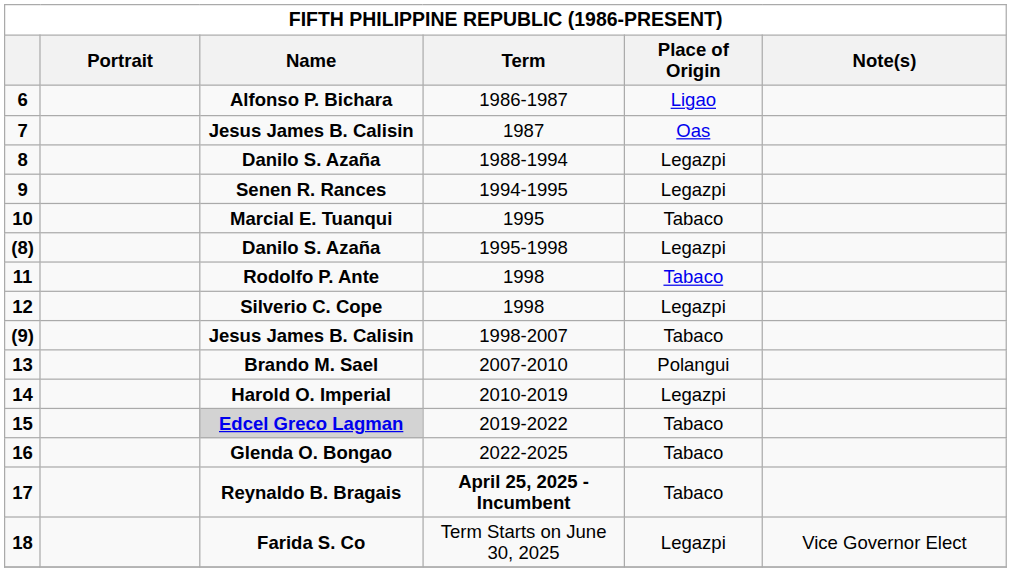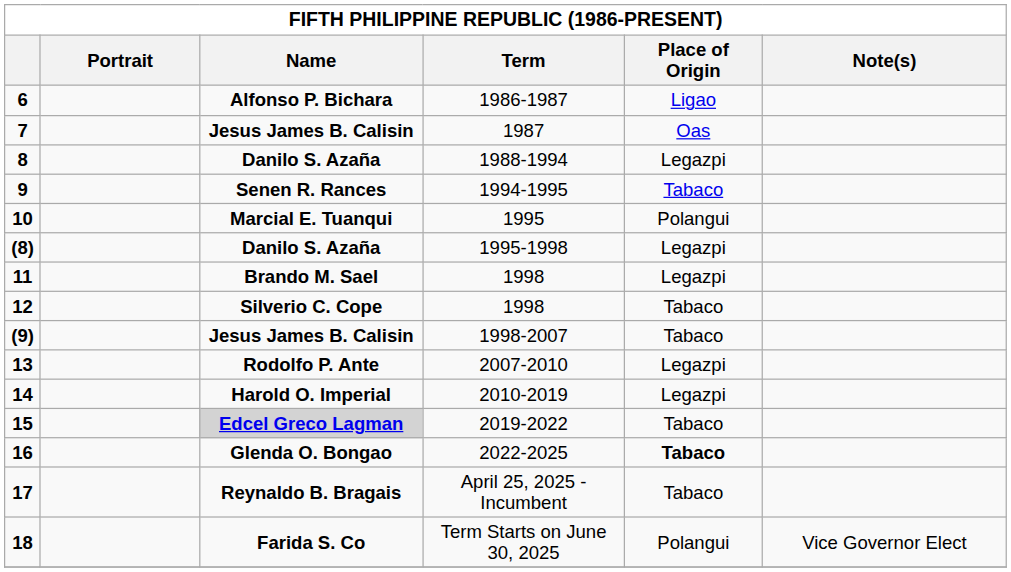(693, 189) Legazpi -> (693, 189) Tabaco
(693, 218) Tabaco -> (693, 218) Polangui
(311, 277) Rodolfo P. Ante -> (311, 277) Brando M. Sael
(693, 277) Tabaco -> (693, 277) Legazpi
(693, 306) Legazpi -> (693, 306) Tabaco
(311, 365) Brando M. Sael -> (311, 365) Rodolfo P. Ante
(693, 365) Polangui -> (693, 365) Legazpi
(693, 453) normal -> (693, 453) bold
(524, 493) bold -> (524, 493) normal
(693, 543) Legazpi -> (693, 543) Polangui
